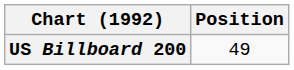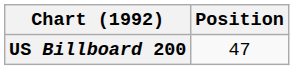(239, 50) 49 -> (239, 50) 47
